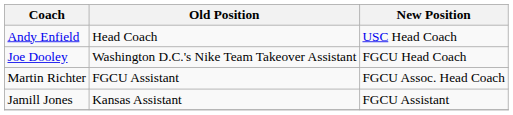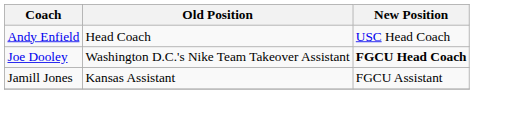(414, 57) normal -> (411, 57) bold
- row: (47, 78)
